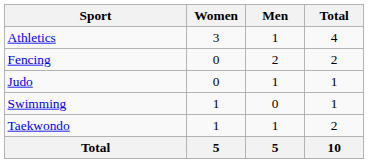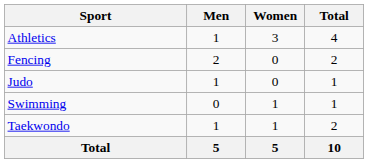columns swapped: (275, 15) <-> (216, 15)
